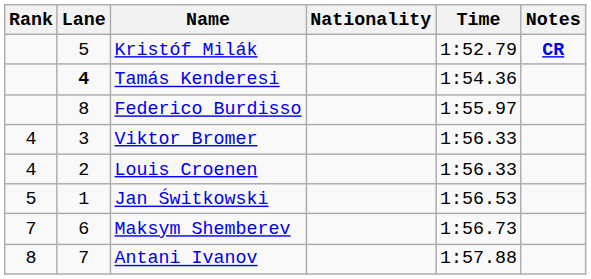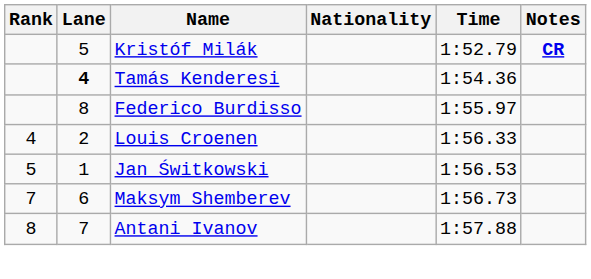- row: (186, 139)
